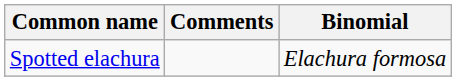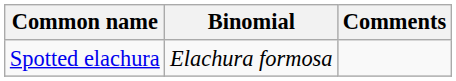columns swapped: (365, 22) <-> (222, 22)
